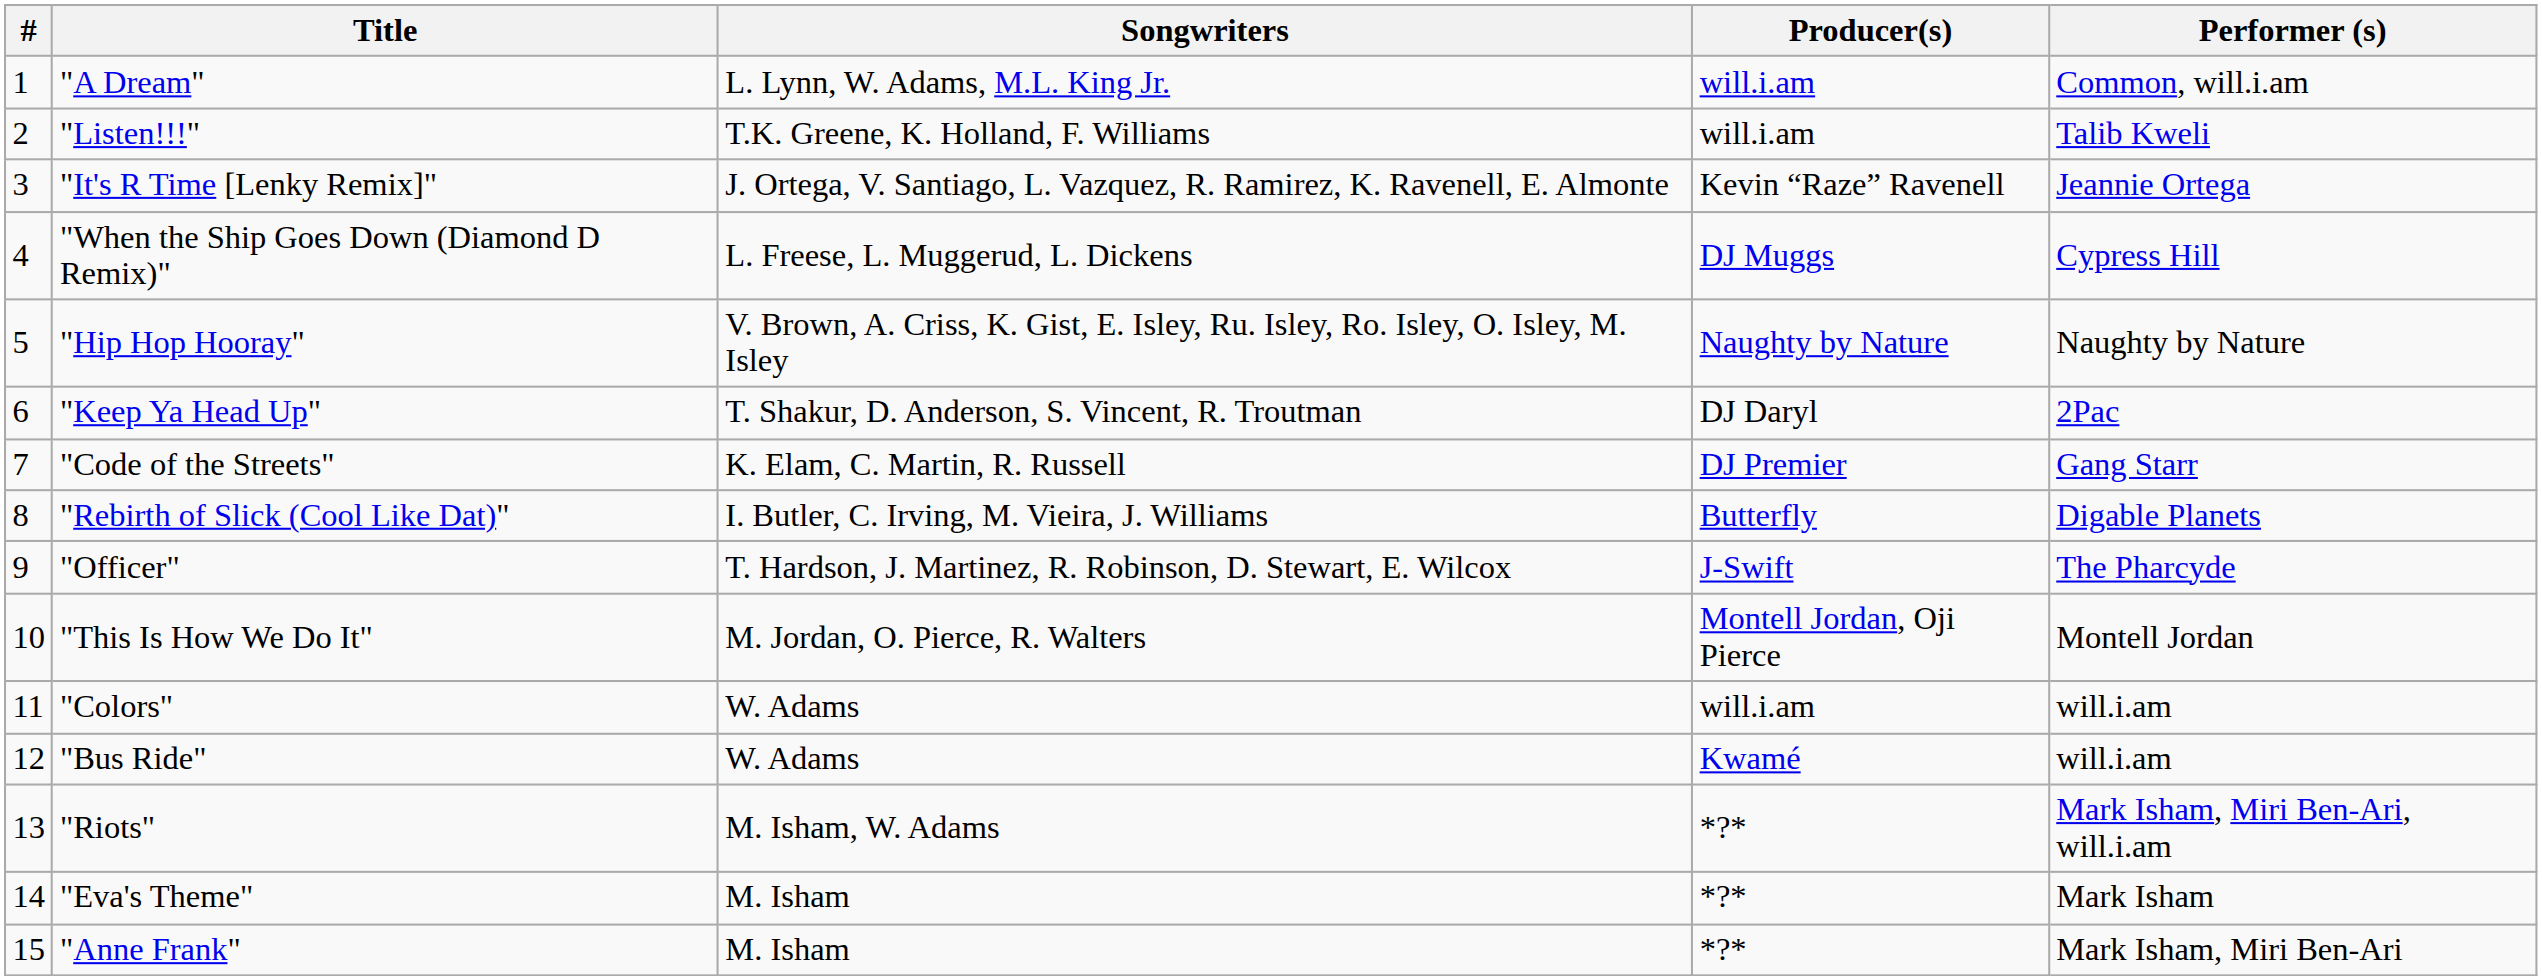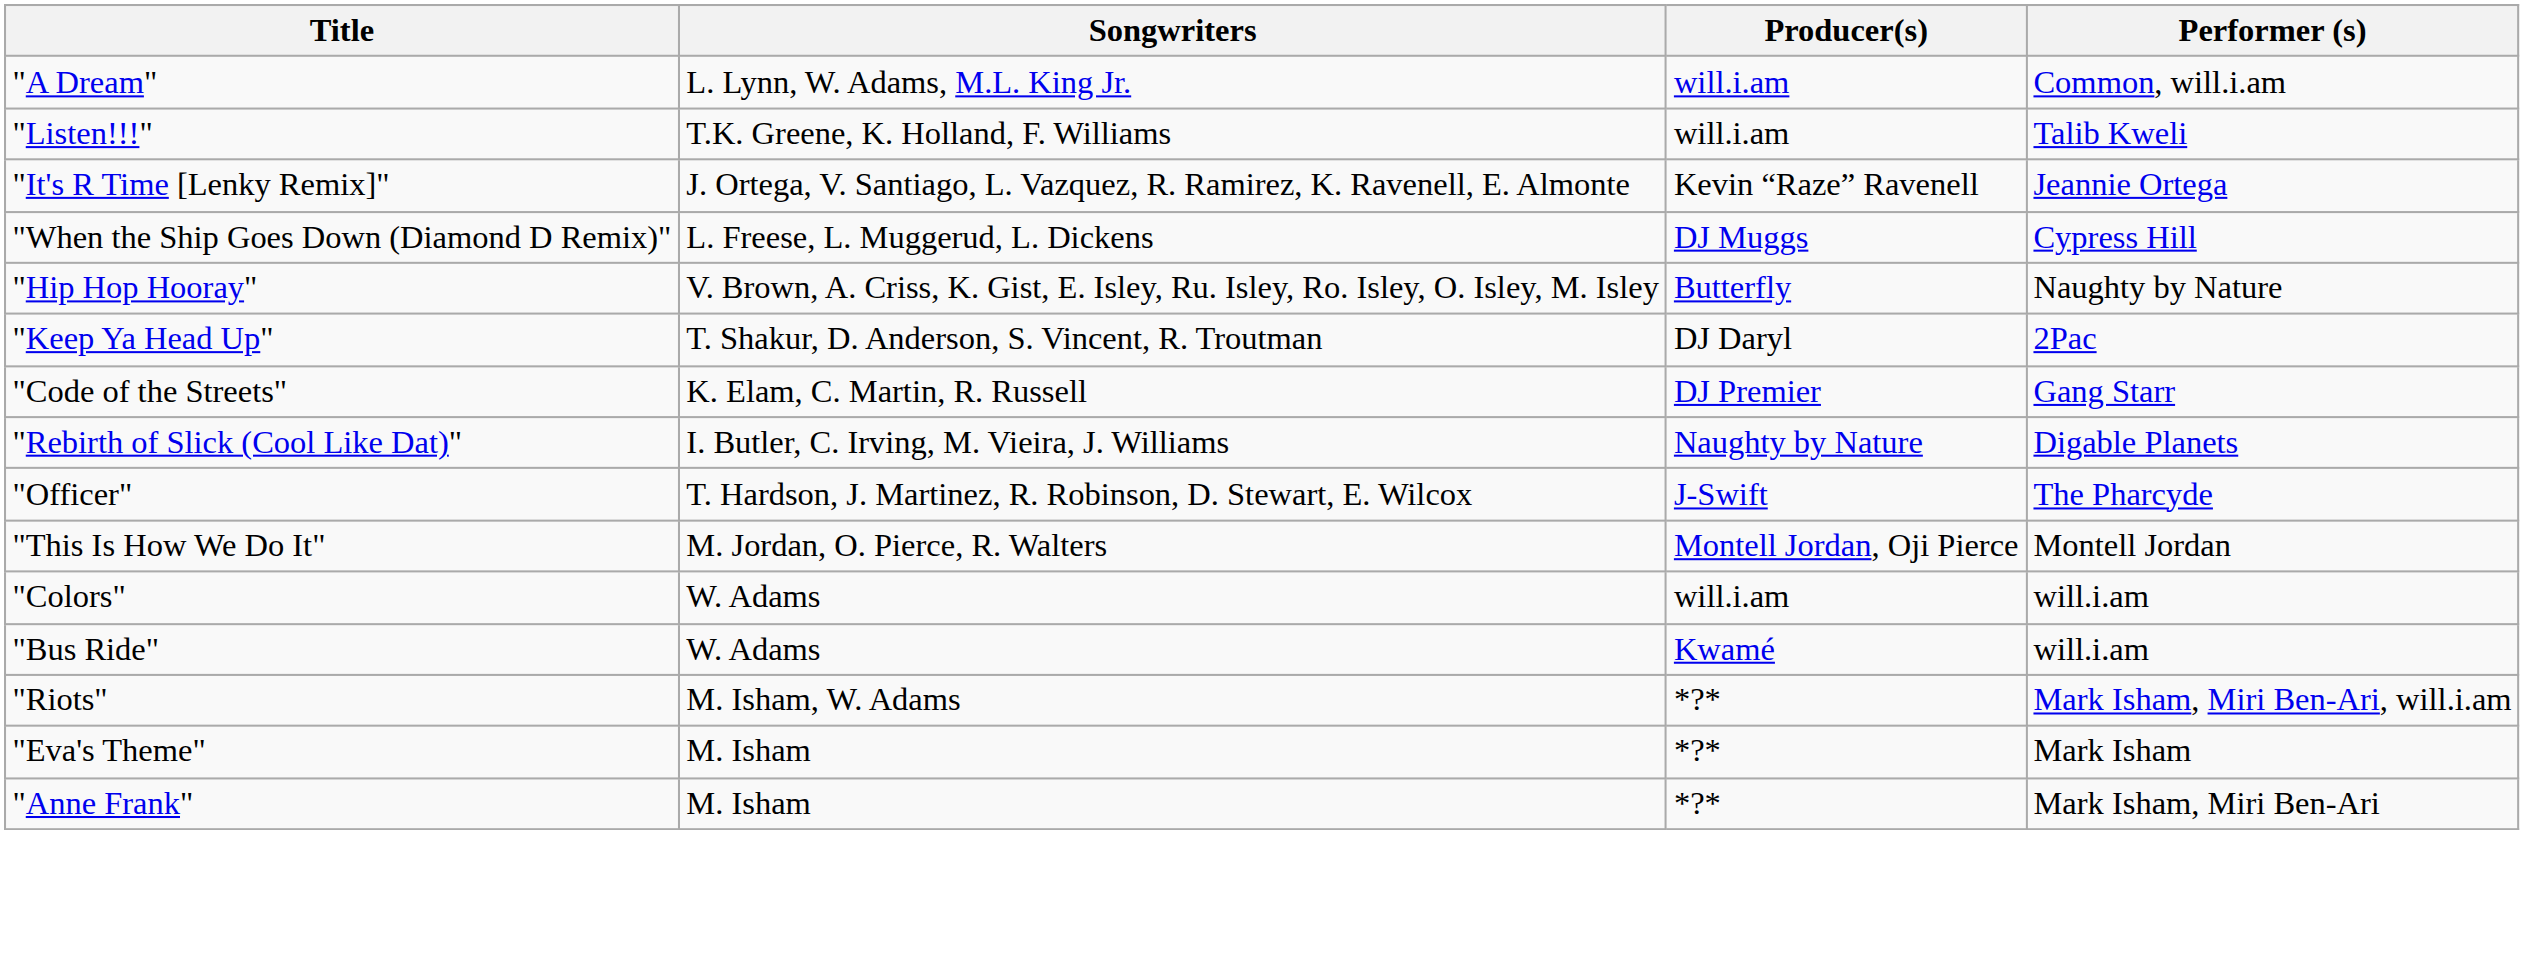- column: (29, 30)
(1824, 342) Naughty by Nature -> (1733, 287) Butterfly
(1758, 515) Butterfly -> (1798, 442) Naughty by Nature
